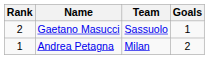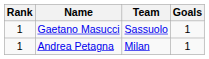(20, 29) 2 -> (20, 29) 1
(187, 46) 2 -> (187, 46) 1
